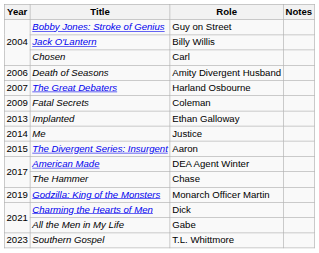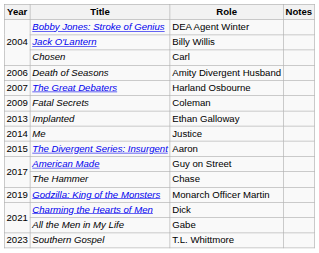(202, 27) Guy on Street -> (211, 27) DEA Agent Winter
(211, 164) DEA Agent Winter -> (202, 164) Guy on Street
